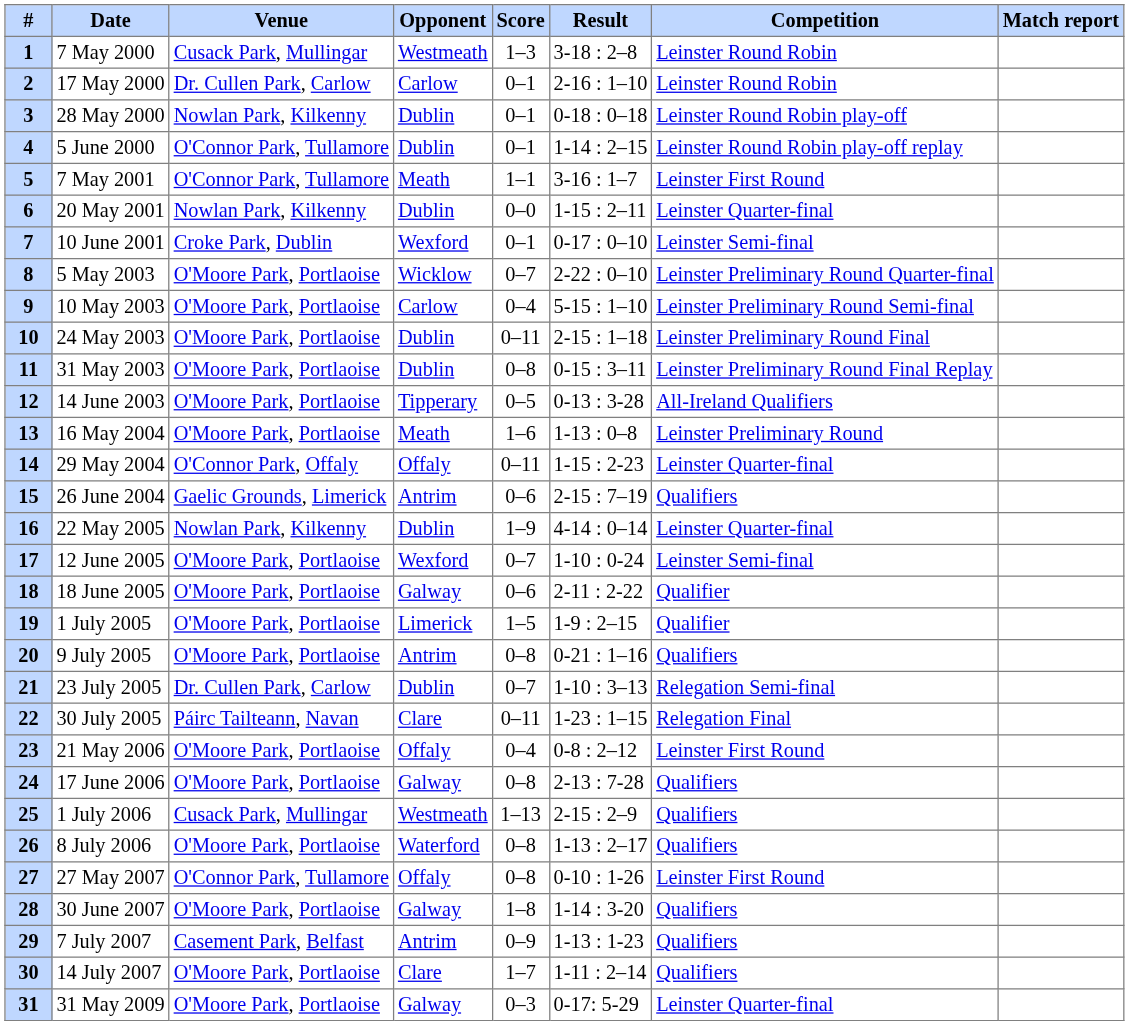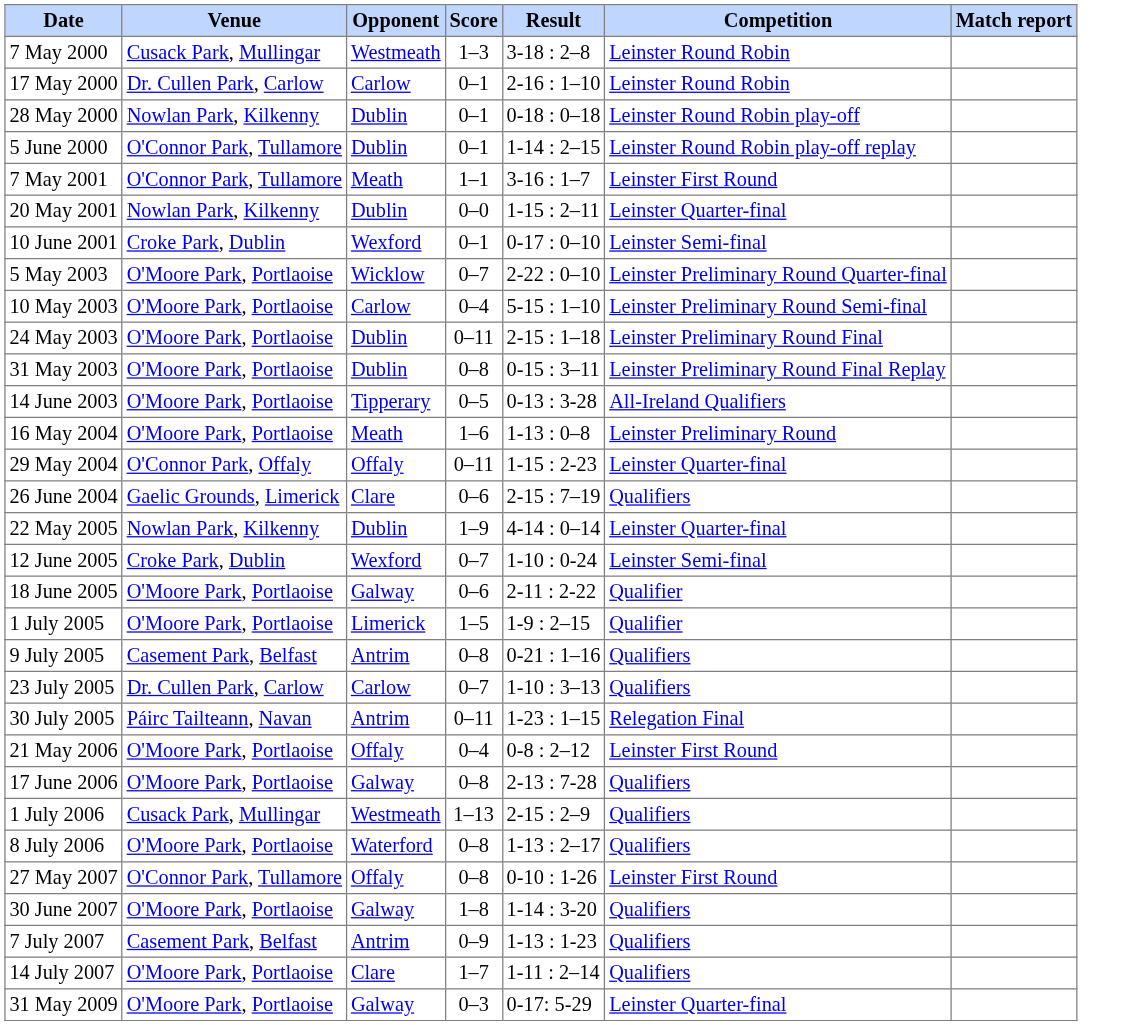- column: (28, 20)
(427, 496) Antrim -> (373, 496) Clare
(277, 560) O'Moore Park, Portlaoise -> (206, 560) Croke Park, Dublin
(277, 655) O'Moore Park, Portlaoise -> (222, 655) Casement Park, Belfast
(426, 687) Dublin -> (381, 687) Carlow
(746, 687) Relegation Semi-final -> (650, 687) Qualifiers
(420, 718) Clare -> (380, 718) Antrim
